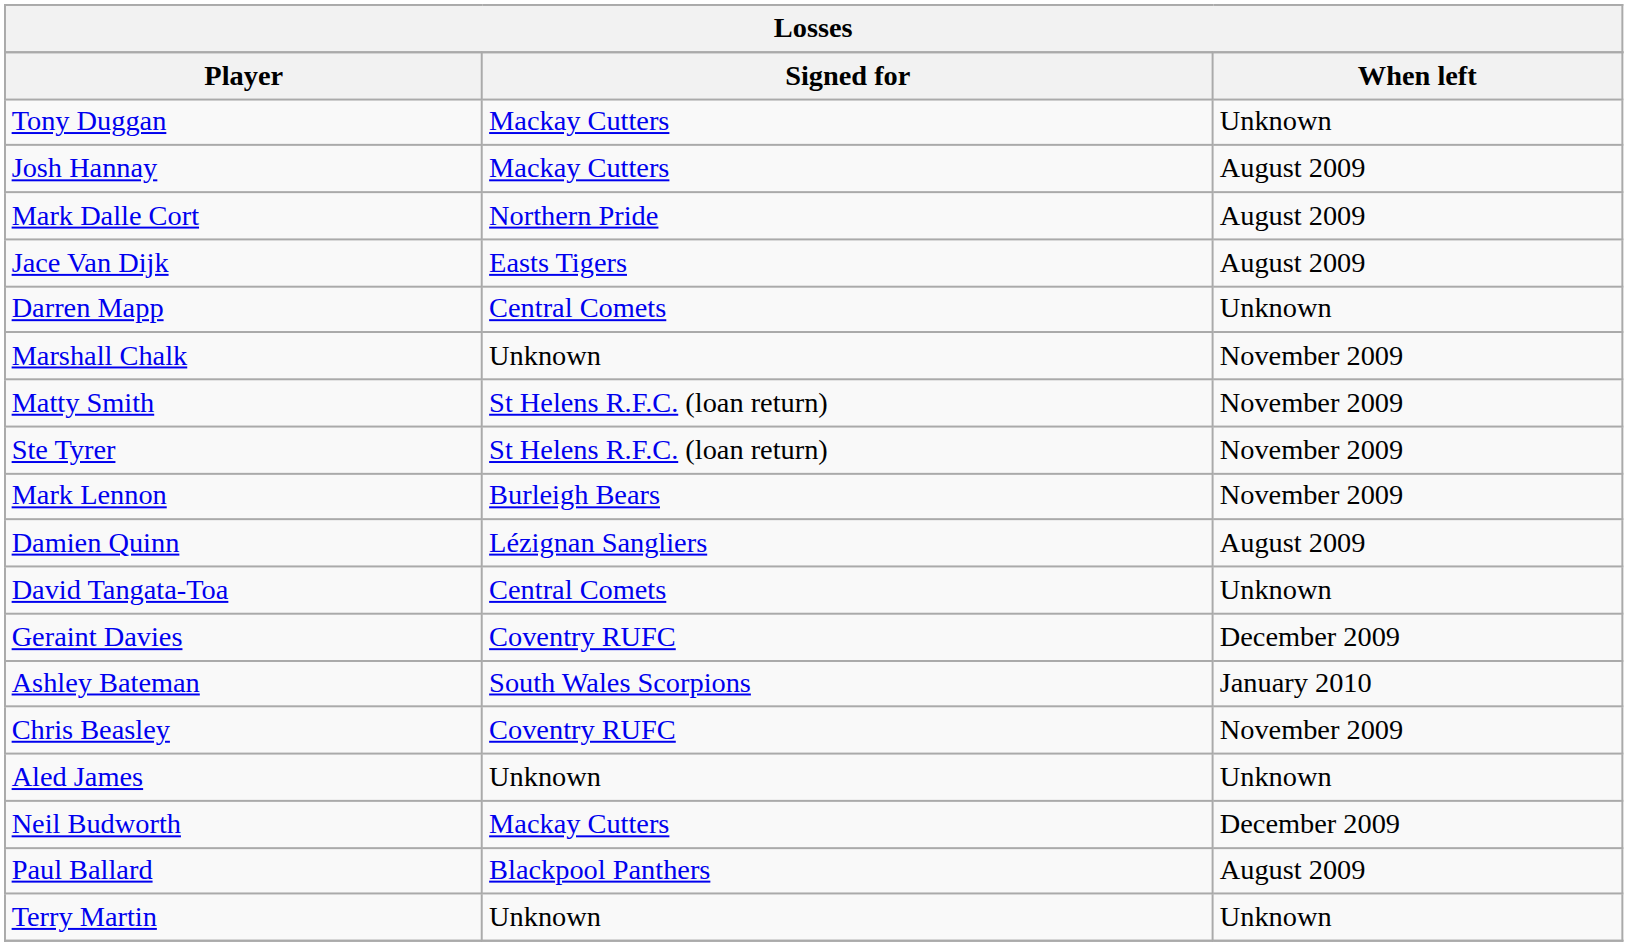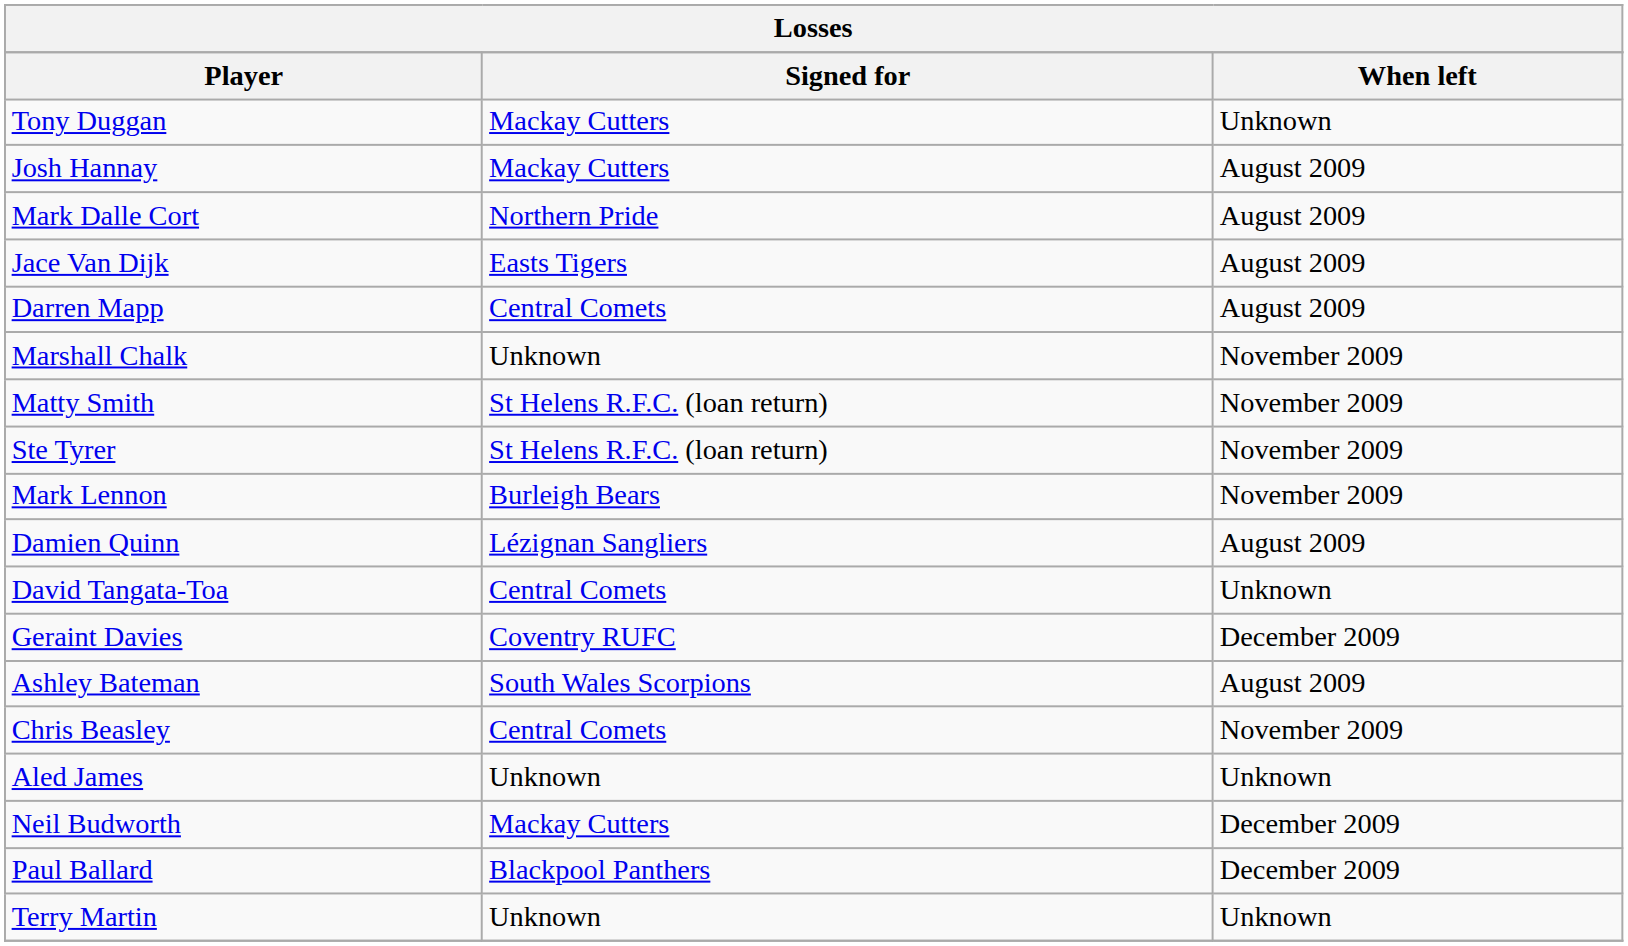(1276, 309) Unknown -> (1293, 309) August 2009
(1296, 683) January 2010 -> (1293, 683) August 2009
(582, 730) Coventry RUFC -> (578, 730) Central Comets
(1293, 870) August 2009 -> (1310, 870) December 2009
